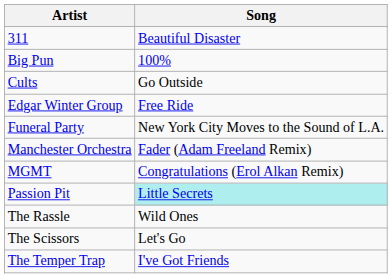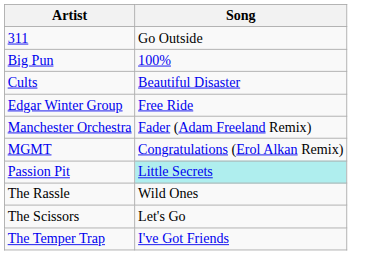(189, 37) Beautiful Disaster -> (170, 37) Go Outside
(170, 82) Go Outside -> (189, 82) Beautiful Disaster
- row: (46, 127)
